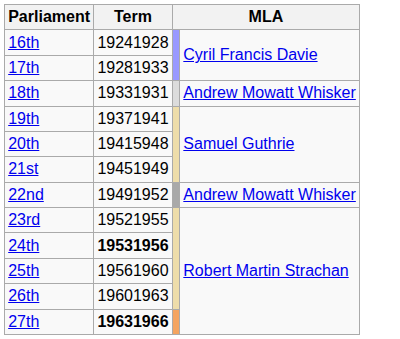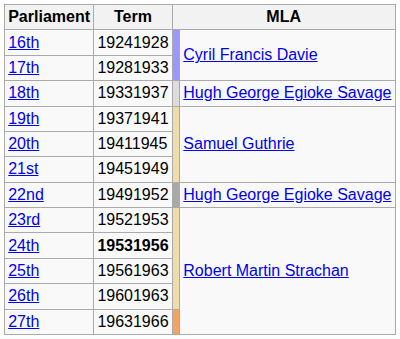(133, 93) 19331931 -> (133, 93) 19331937
(270, 93) Andrew Mowatt Whisker -> (287, 93) Hugh George Egioke Savage
(133, 144) 19415948 -> (132, 144) 19411945
(270, 194) Andrew Mowatt Whisker -> (287, 194) Hugh George Egioke Savage
(133, 220) 19521955 -> (133, 220) 19521953
(133, 270) 19561960 -> (133, 270) 19561963
(133, 321) bold -> (133, 321) normal
